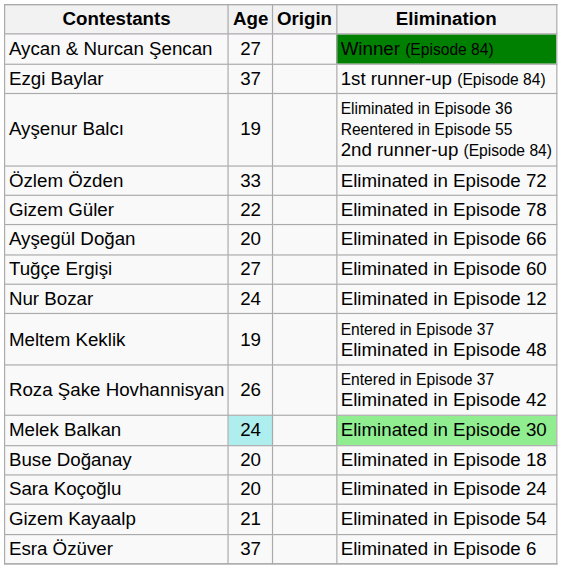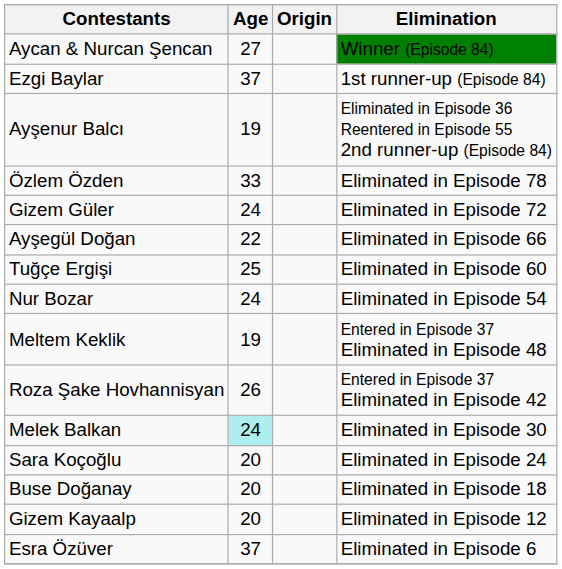(444, 180) Eliminated in Episode 72 -> (444, 180) Eliminated in Episode 78
(251, 209) 22 -> (251, 209) 24
(444, 209) Eliminated in Episode 78 -> (444, 209) Eliminated in Episode 72
(251, 239) 20 -> (251, 239) 22
(251, 269) 27 -> (251, 269) 25
(444, 298) Eliminated in Episode 12 -> (444, 298) Eliminated in Episode 54
(444, 430) lightgreen background -> (444, 430) no background
rows swapped: (65, 489) <-> (70, 459)
(251, 519) 21 -> (251, 519) 20
(444, 519) Eliminated in Episode 54 -> (444, 519) Eliminated in Episode 12
